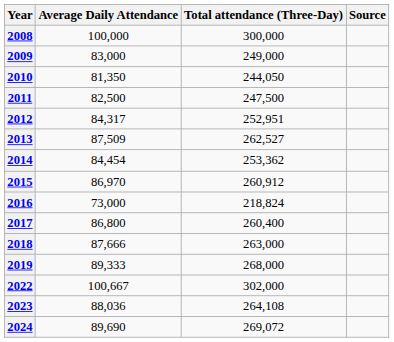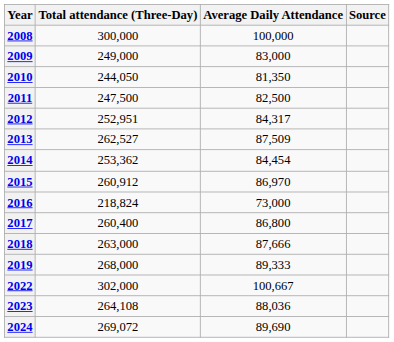columns swapped: (108, 15) <-> (264, 15)
